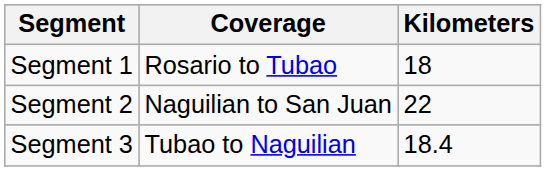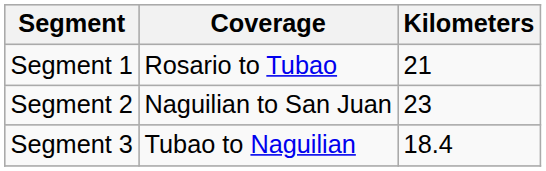(418, 64) 18 -> (418, 64) 21
(418, 104) 22 -> (418, 104) 23
